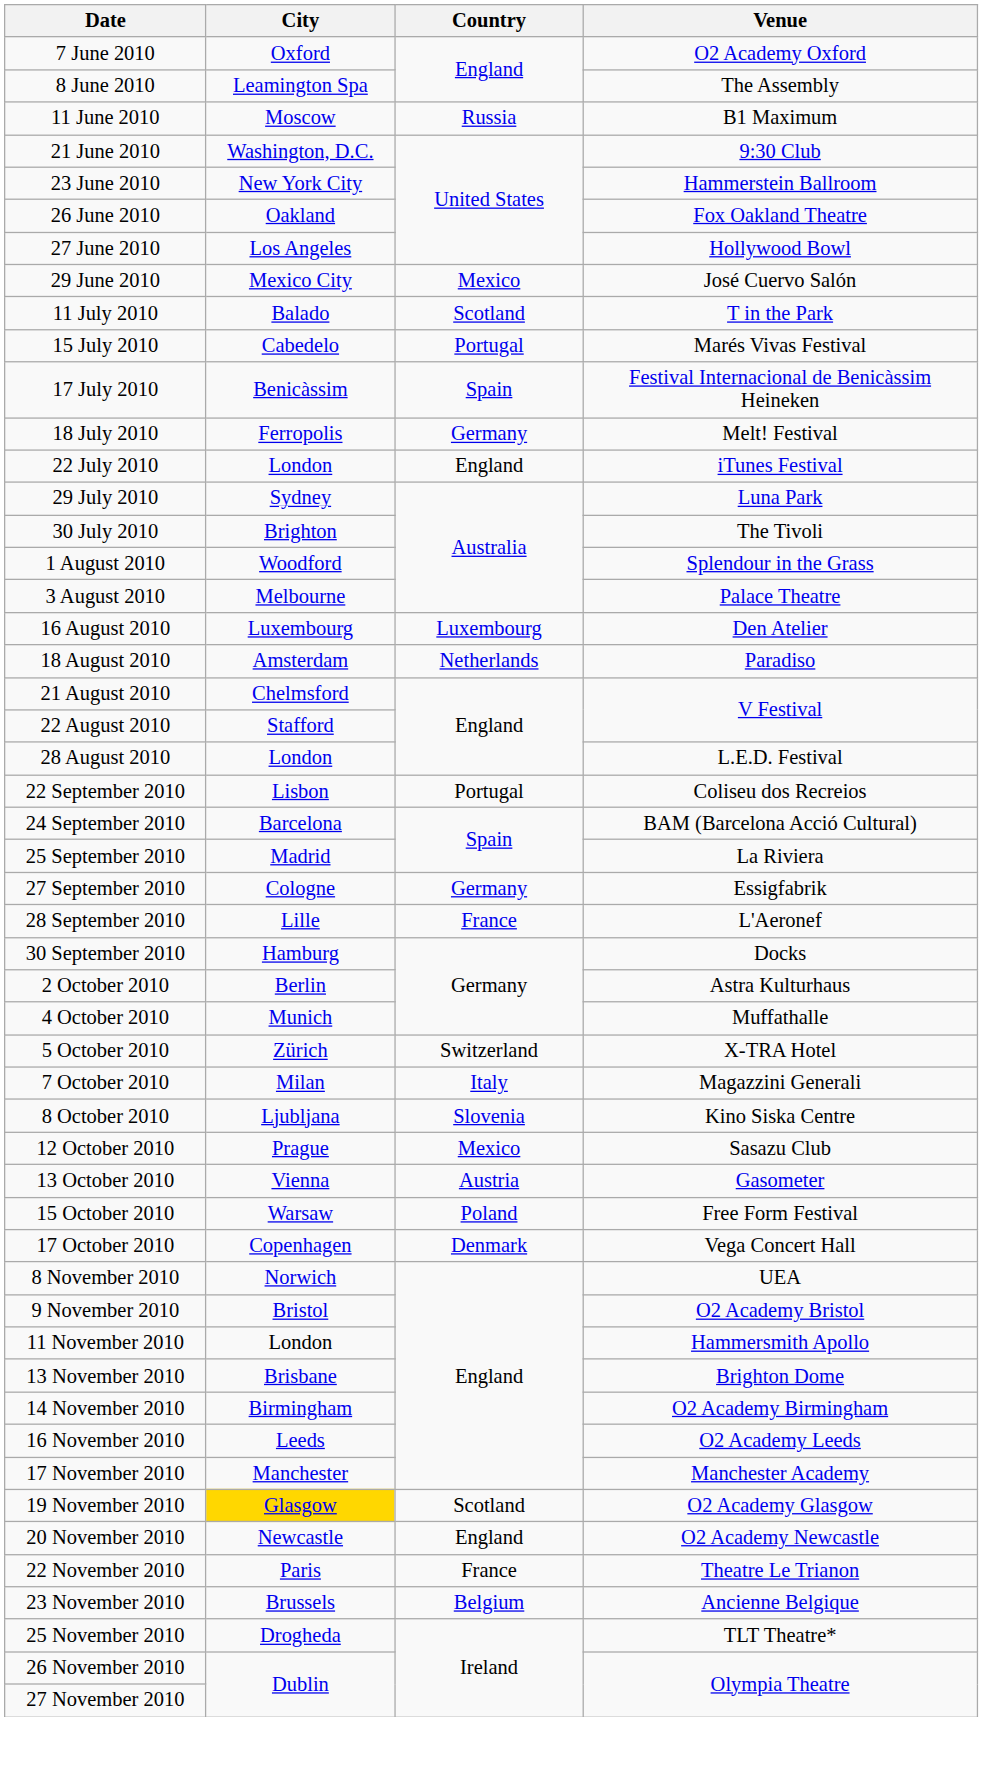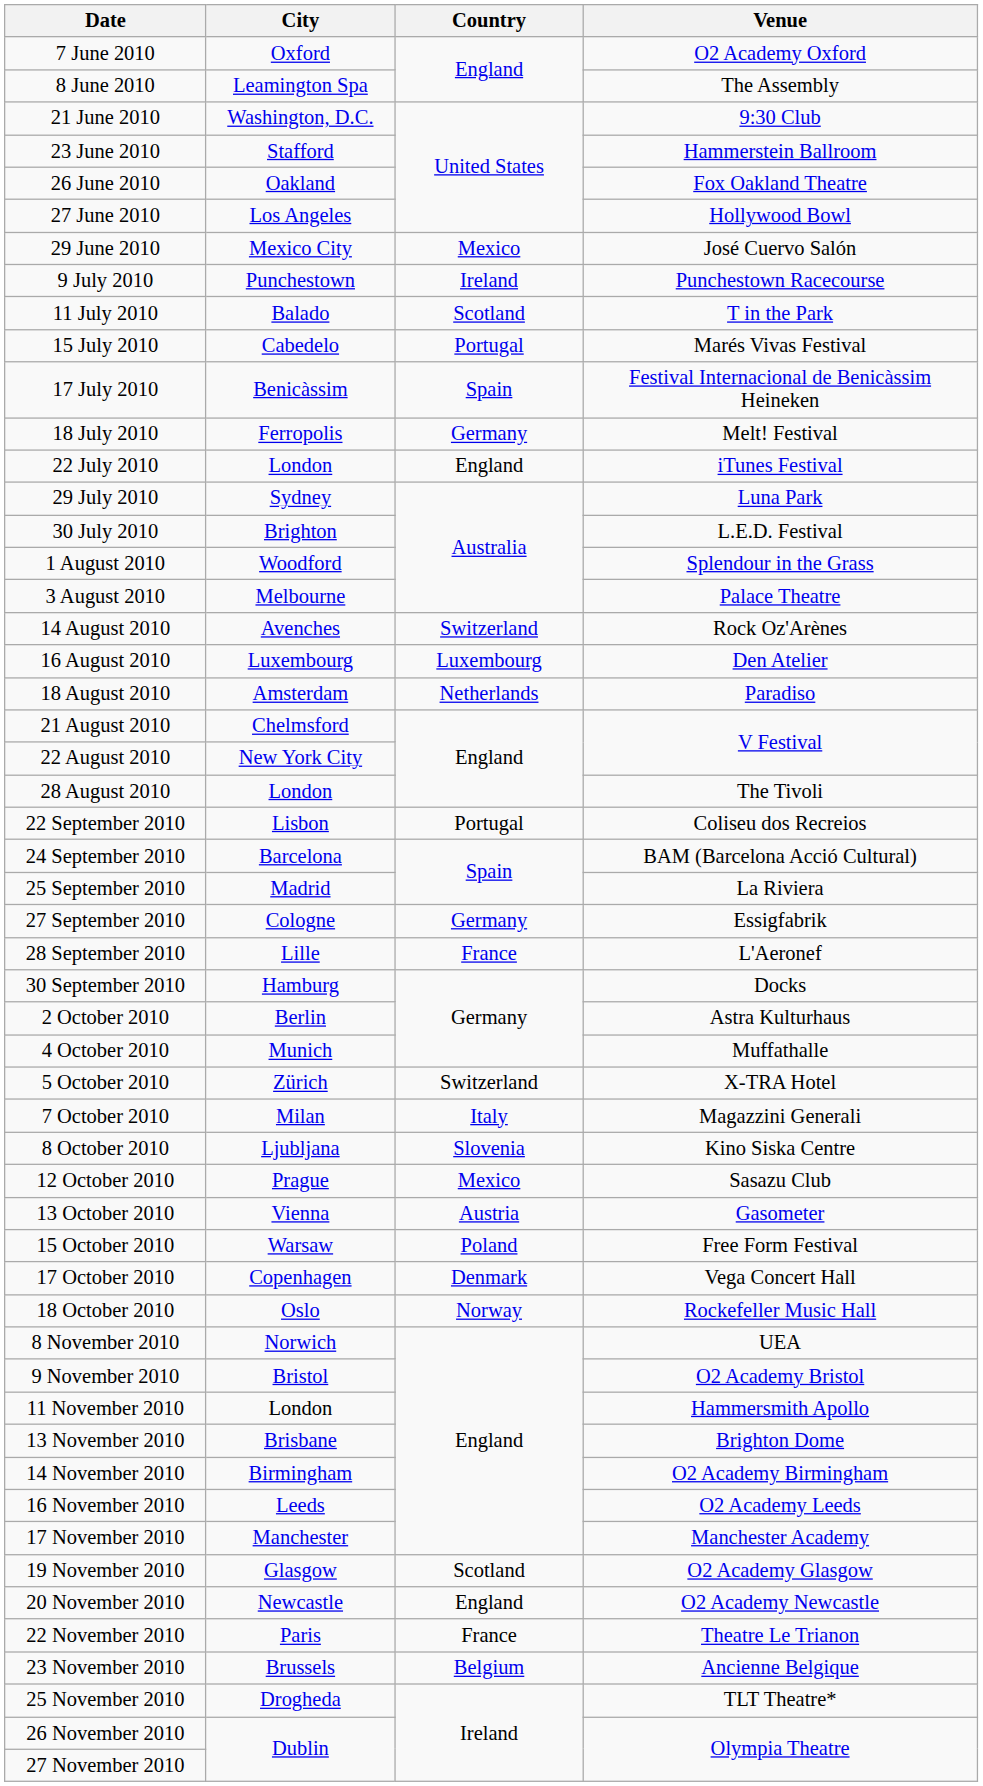- row: (105, 118)
(300, 183) New York City -> (300, 150) Stafford
+ row: (105, 280)
(780, 530) The Tivoli -> (780, 530) L.E.D. Festival
+ row: (105, 628)
(300, 725) Stafford -> (300, 758) New York City
(780, 758) L.E.D. Festival -> (780, 790) The Tivoli
+ row: (105, 1310)
(300, 1505) gold background -> (300, 1570) no background
